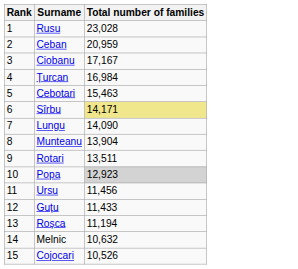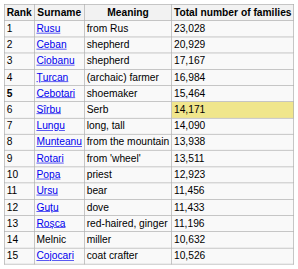+ column: (128, 12)
(102, 45) 20,959 -> (190, 45) 20,929
(10, 93) normal -> (10, 93) bold
(102, 93) 15,463 -> (190, 93) 15,464
(102, 142) 13,904 -> (190, 142) 13,938
(102, 175) lightgrey background -> (190, 175) no background
(102, 223) 11,194 -> (189, 223) 11,196
